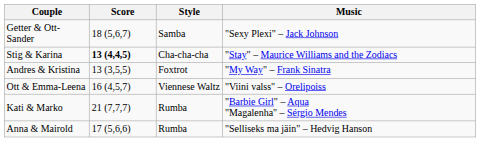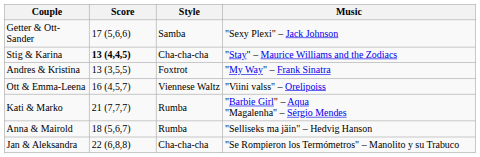(111, 33) 18 (5,6,7) -> (111, 33) 17 (5,6,6)
(111, 129) 17 (5,6,6) -> (111, 129) 18 (5,6,7)
+ row: (42, 144)
